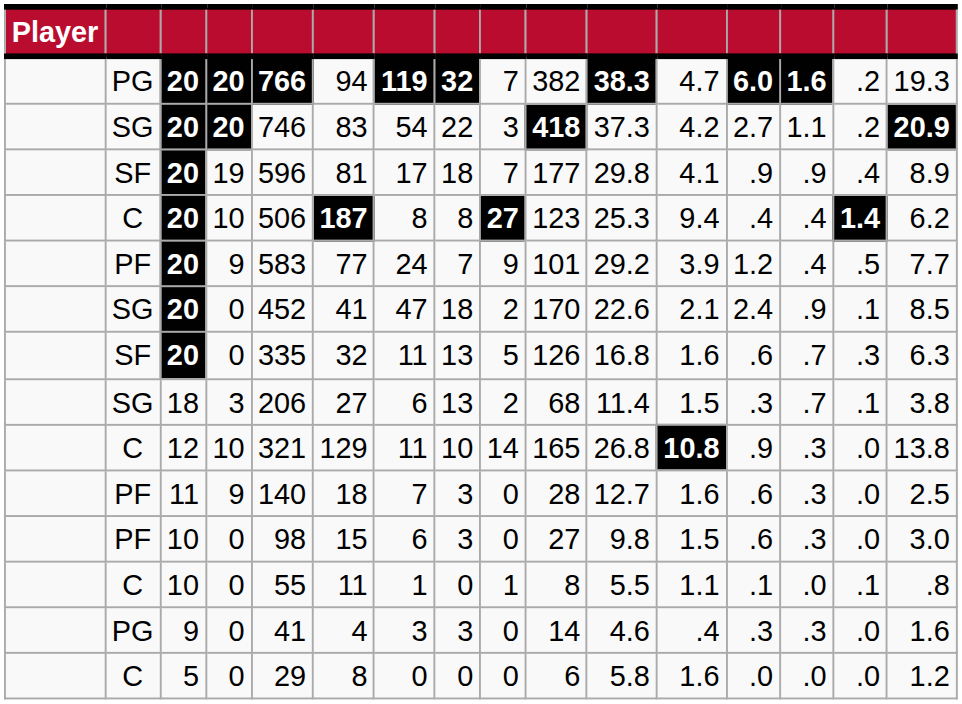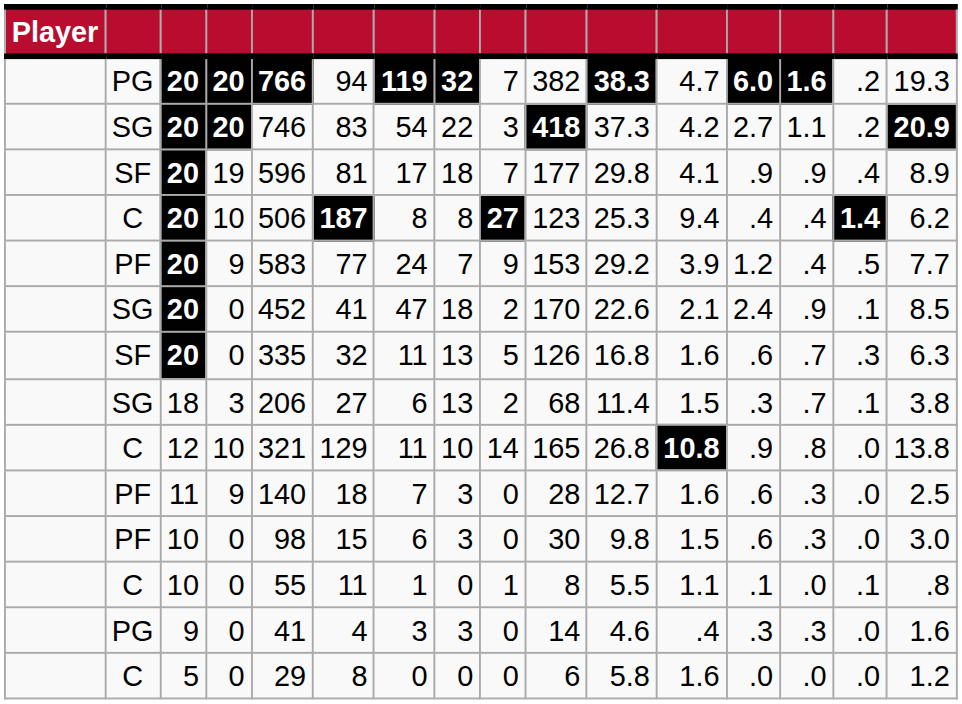(556, 264) 101 -> (556, 264) 153
(815, 447) .3 -> (815, 447) .8
(564, 539) 27 -> (564, 539) 30
